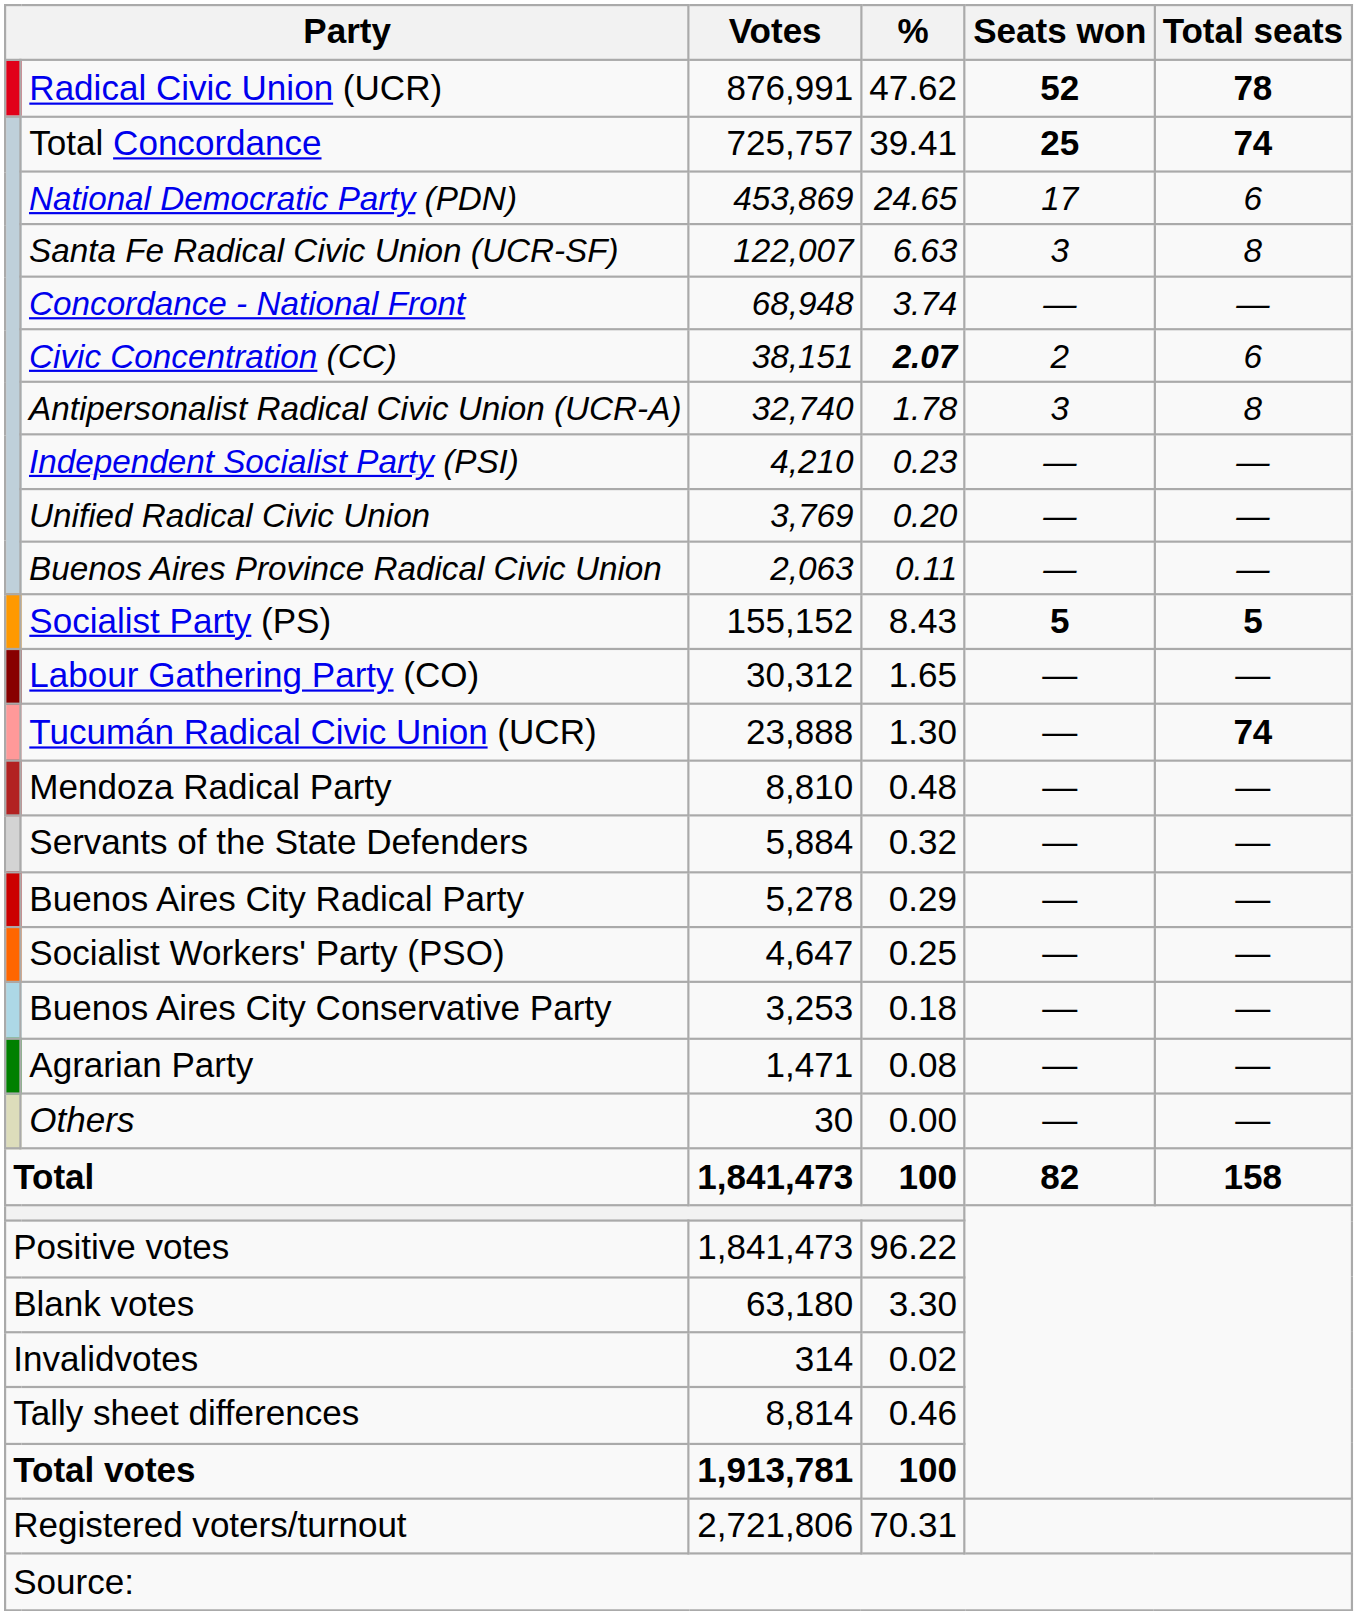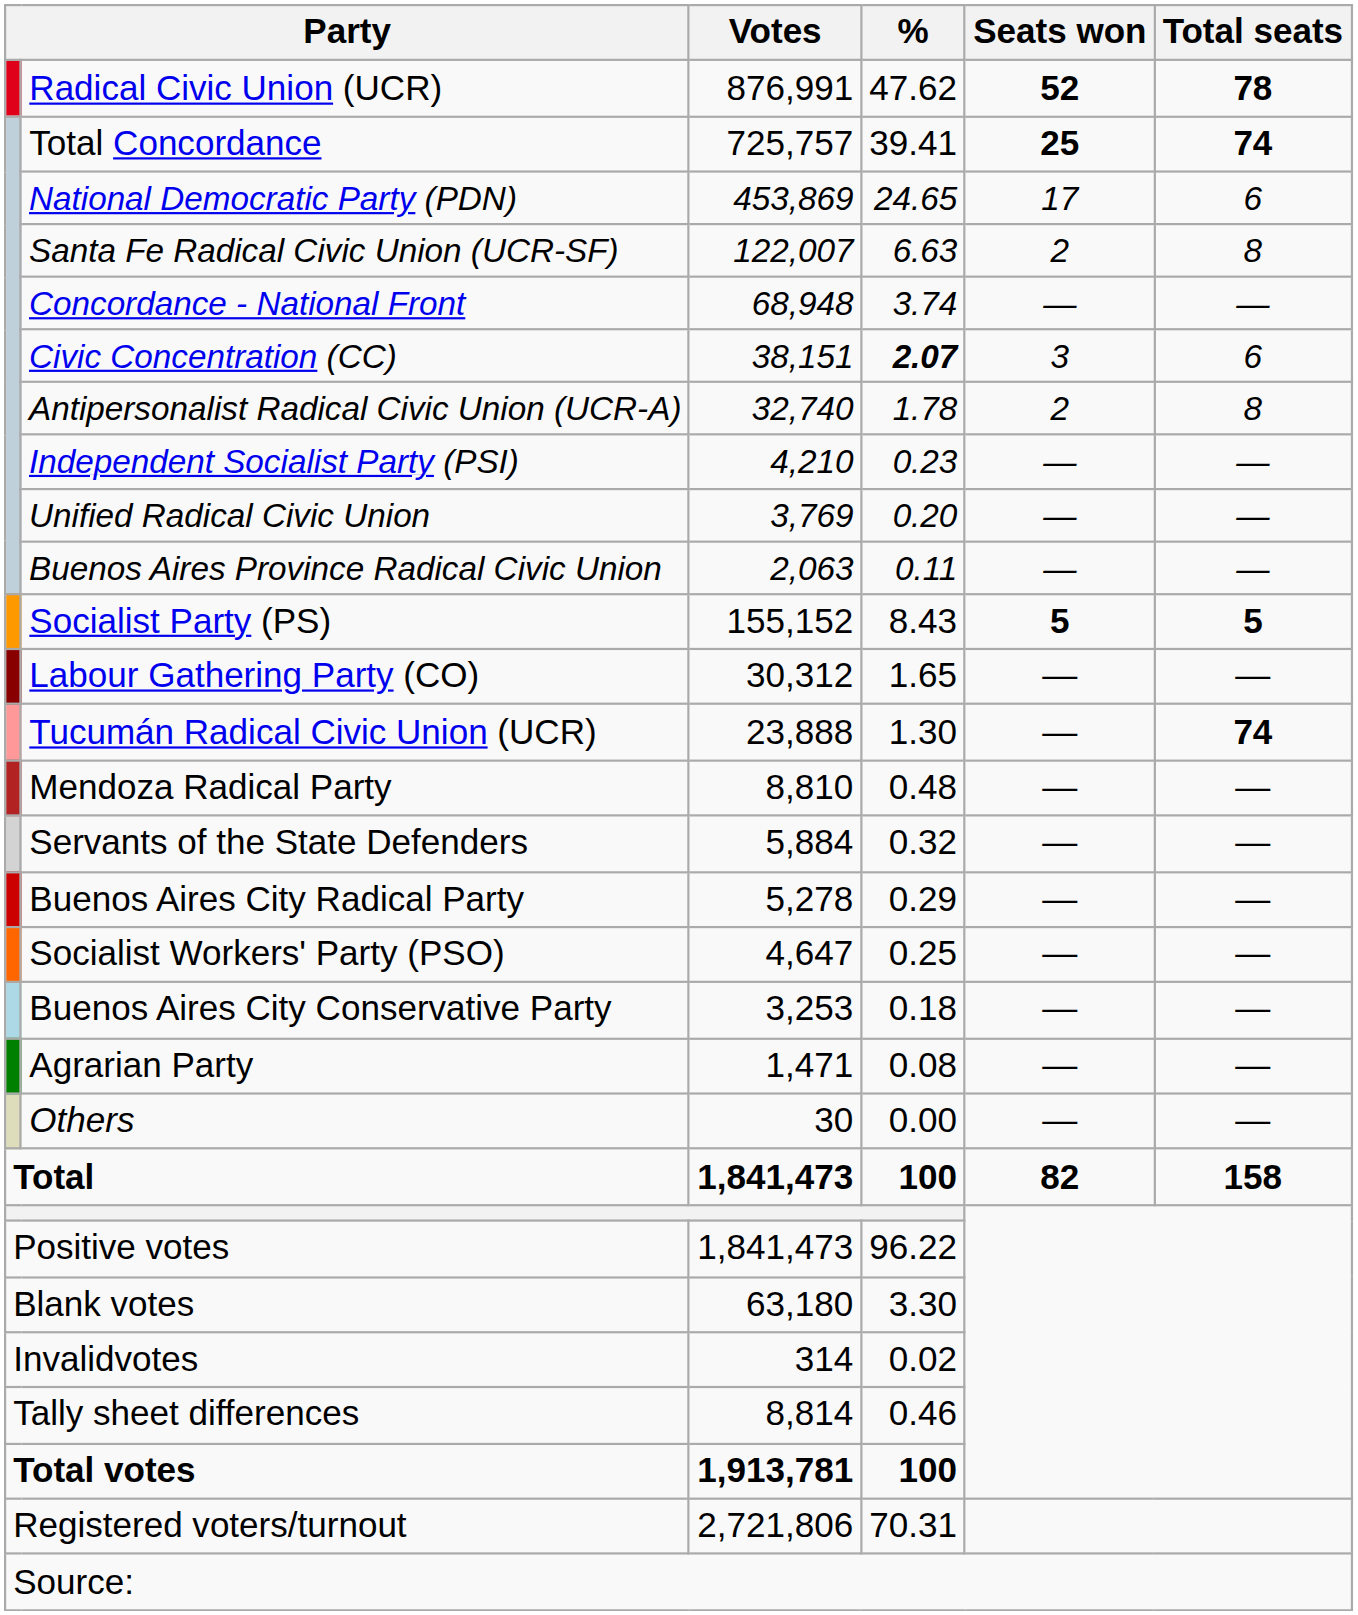(1060, 251) 3 -> (1060, 251) 2
(1060, 356) 2 -> (1060, 356) 3
(1060, 409) 3 -> (1060, 409) 2
